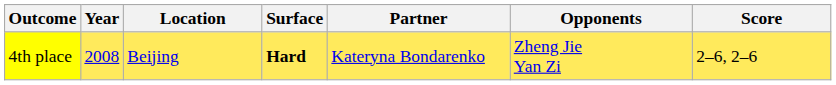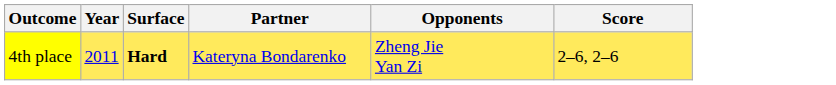- column: (193, 18)
(102, 55) 2008 -> (102, 55) 2011
